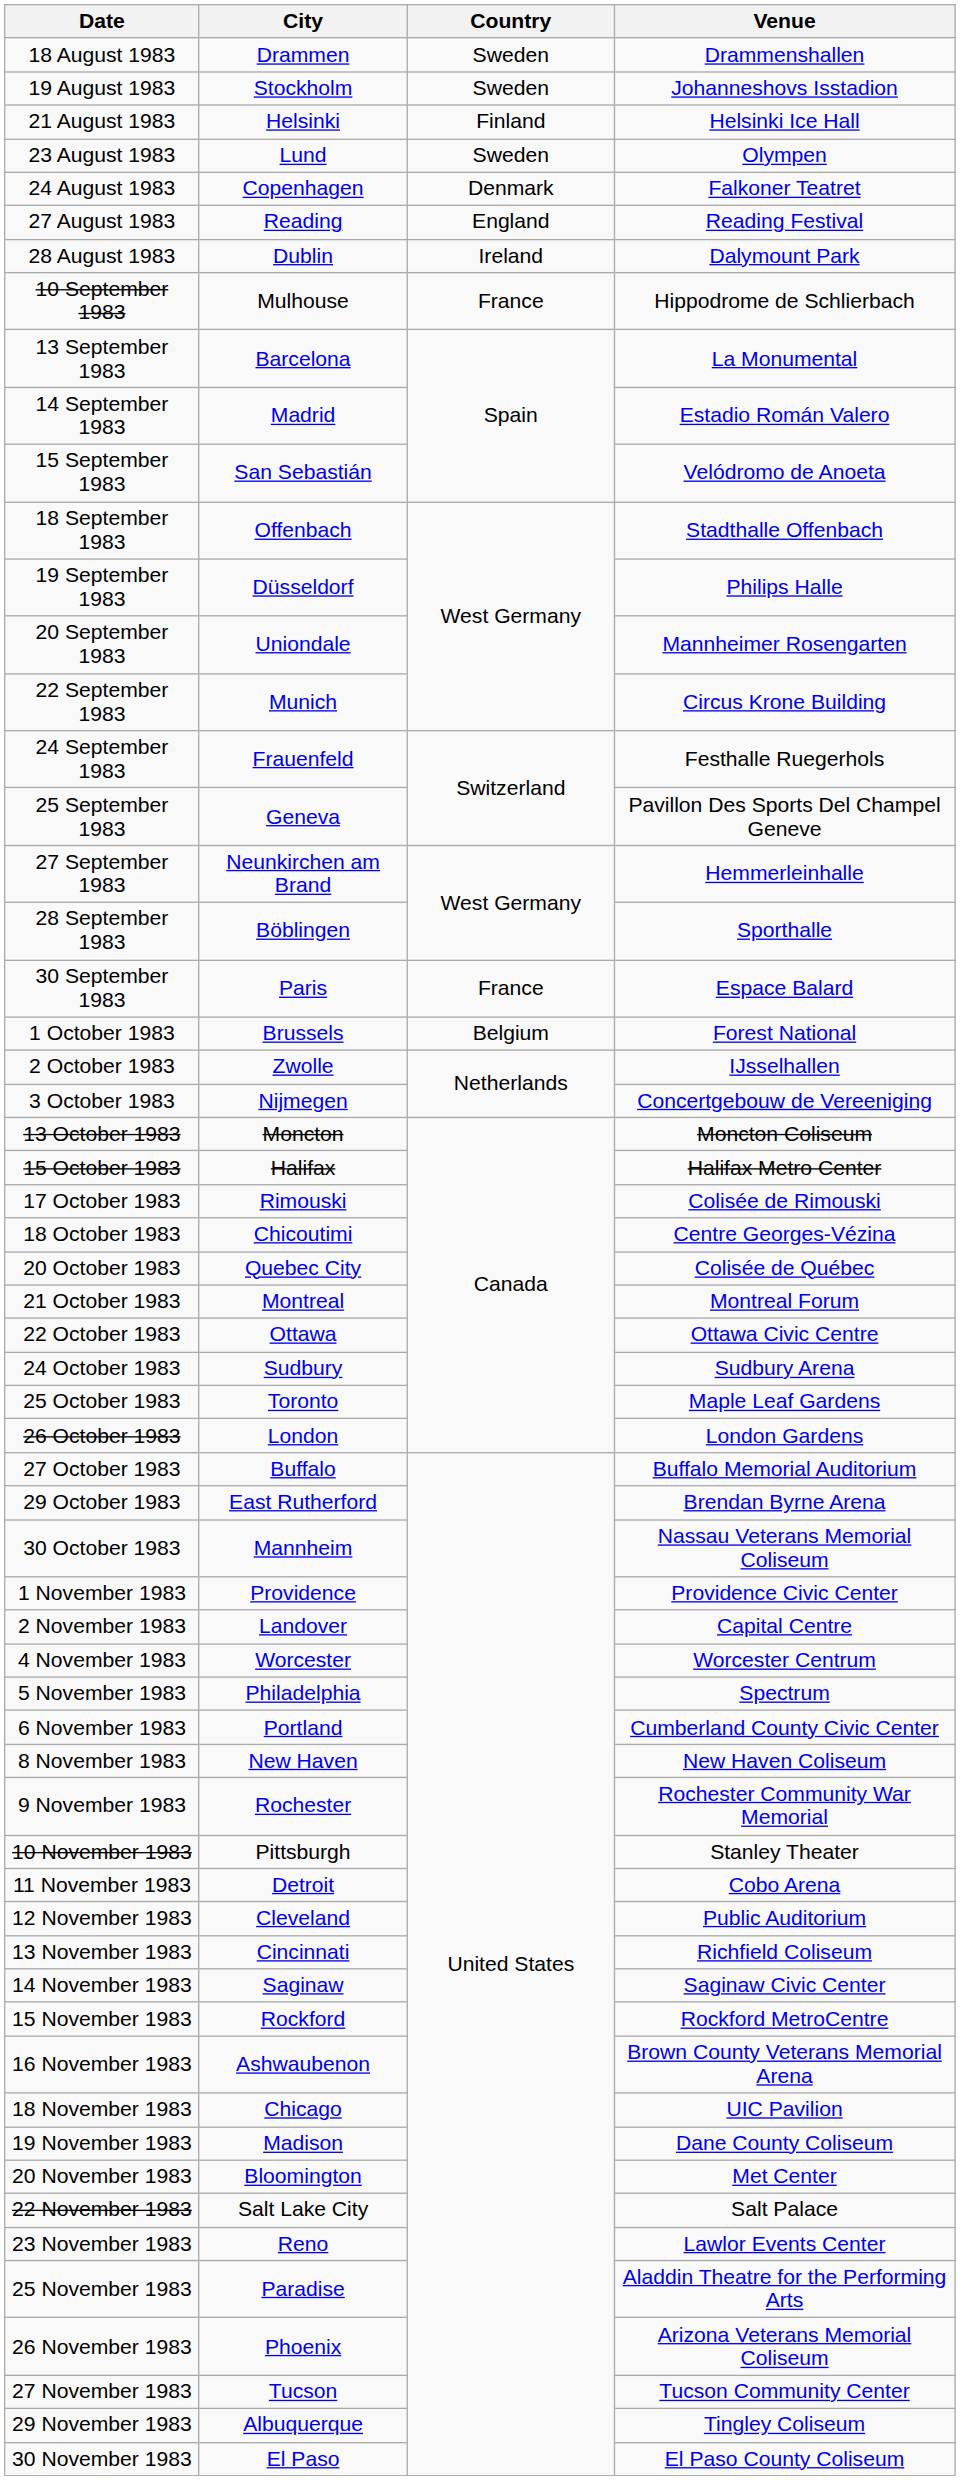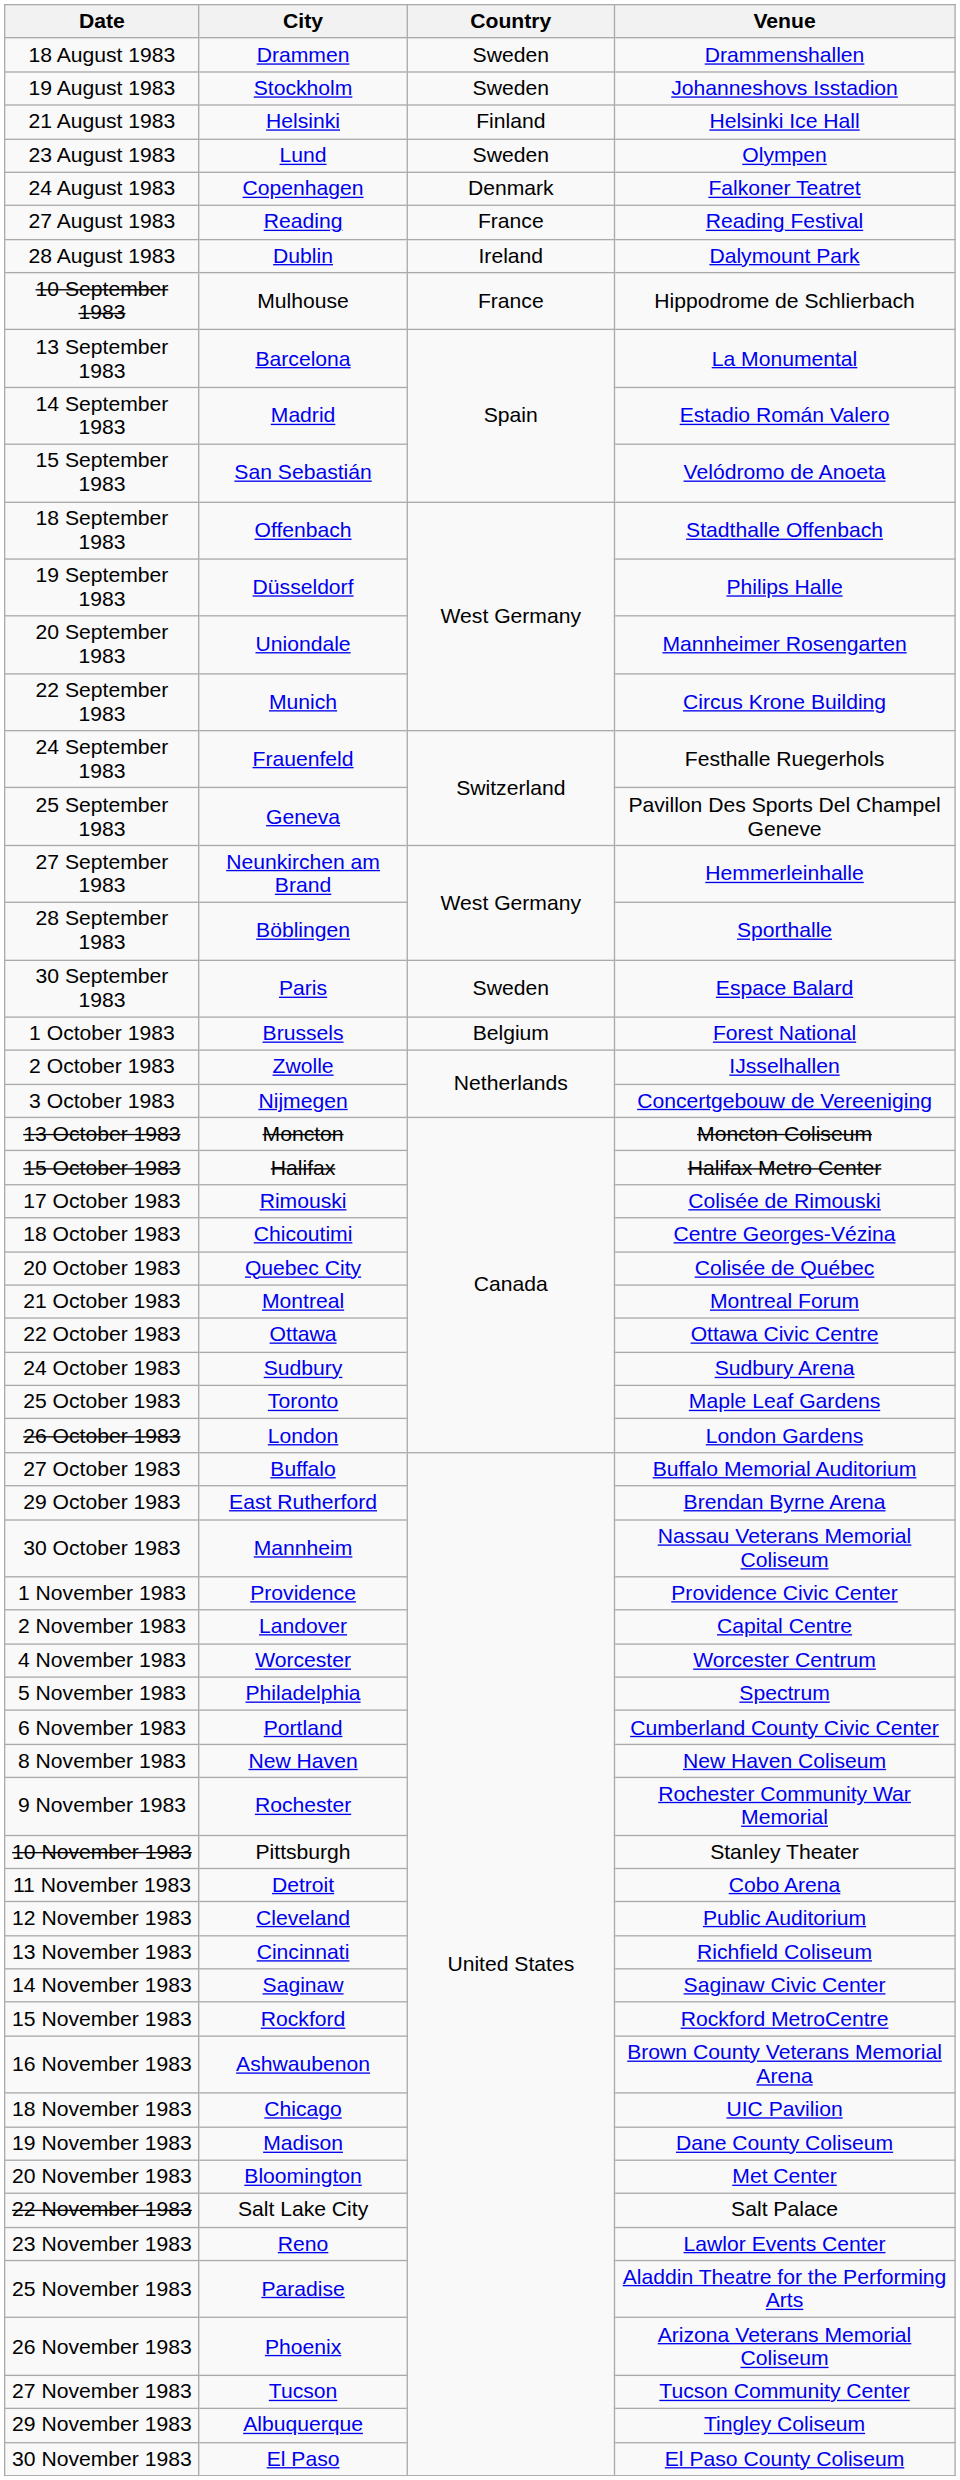(511, 222) England -> (511, 222) France
(511, 988) France -> (511, 988) Sweden
